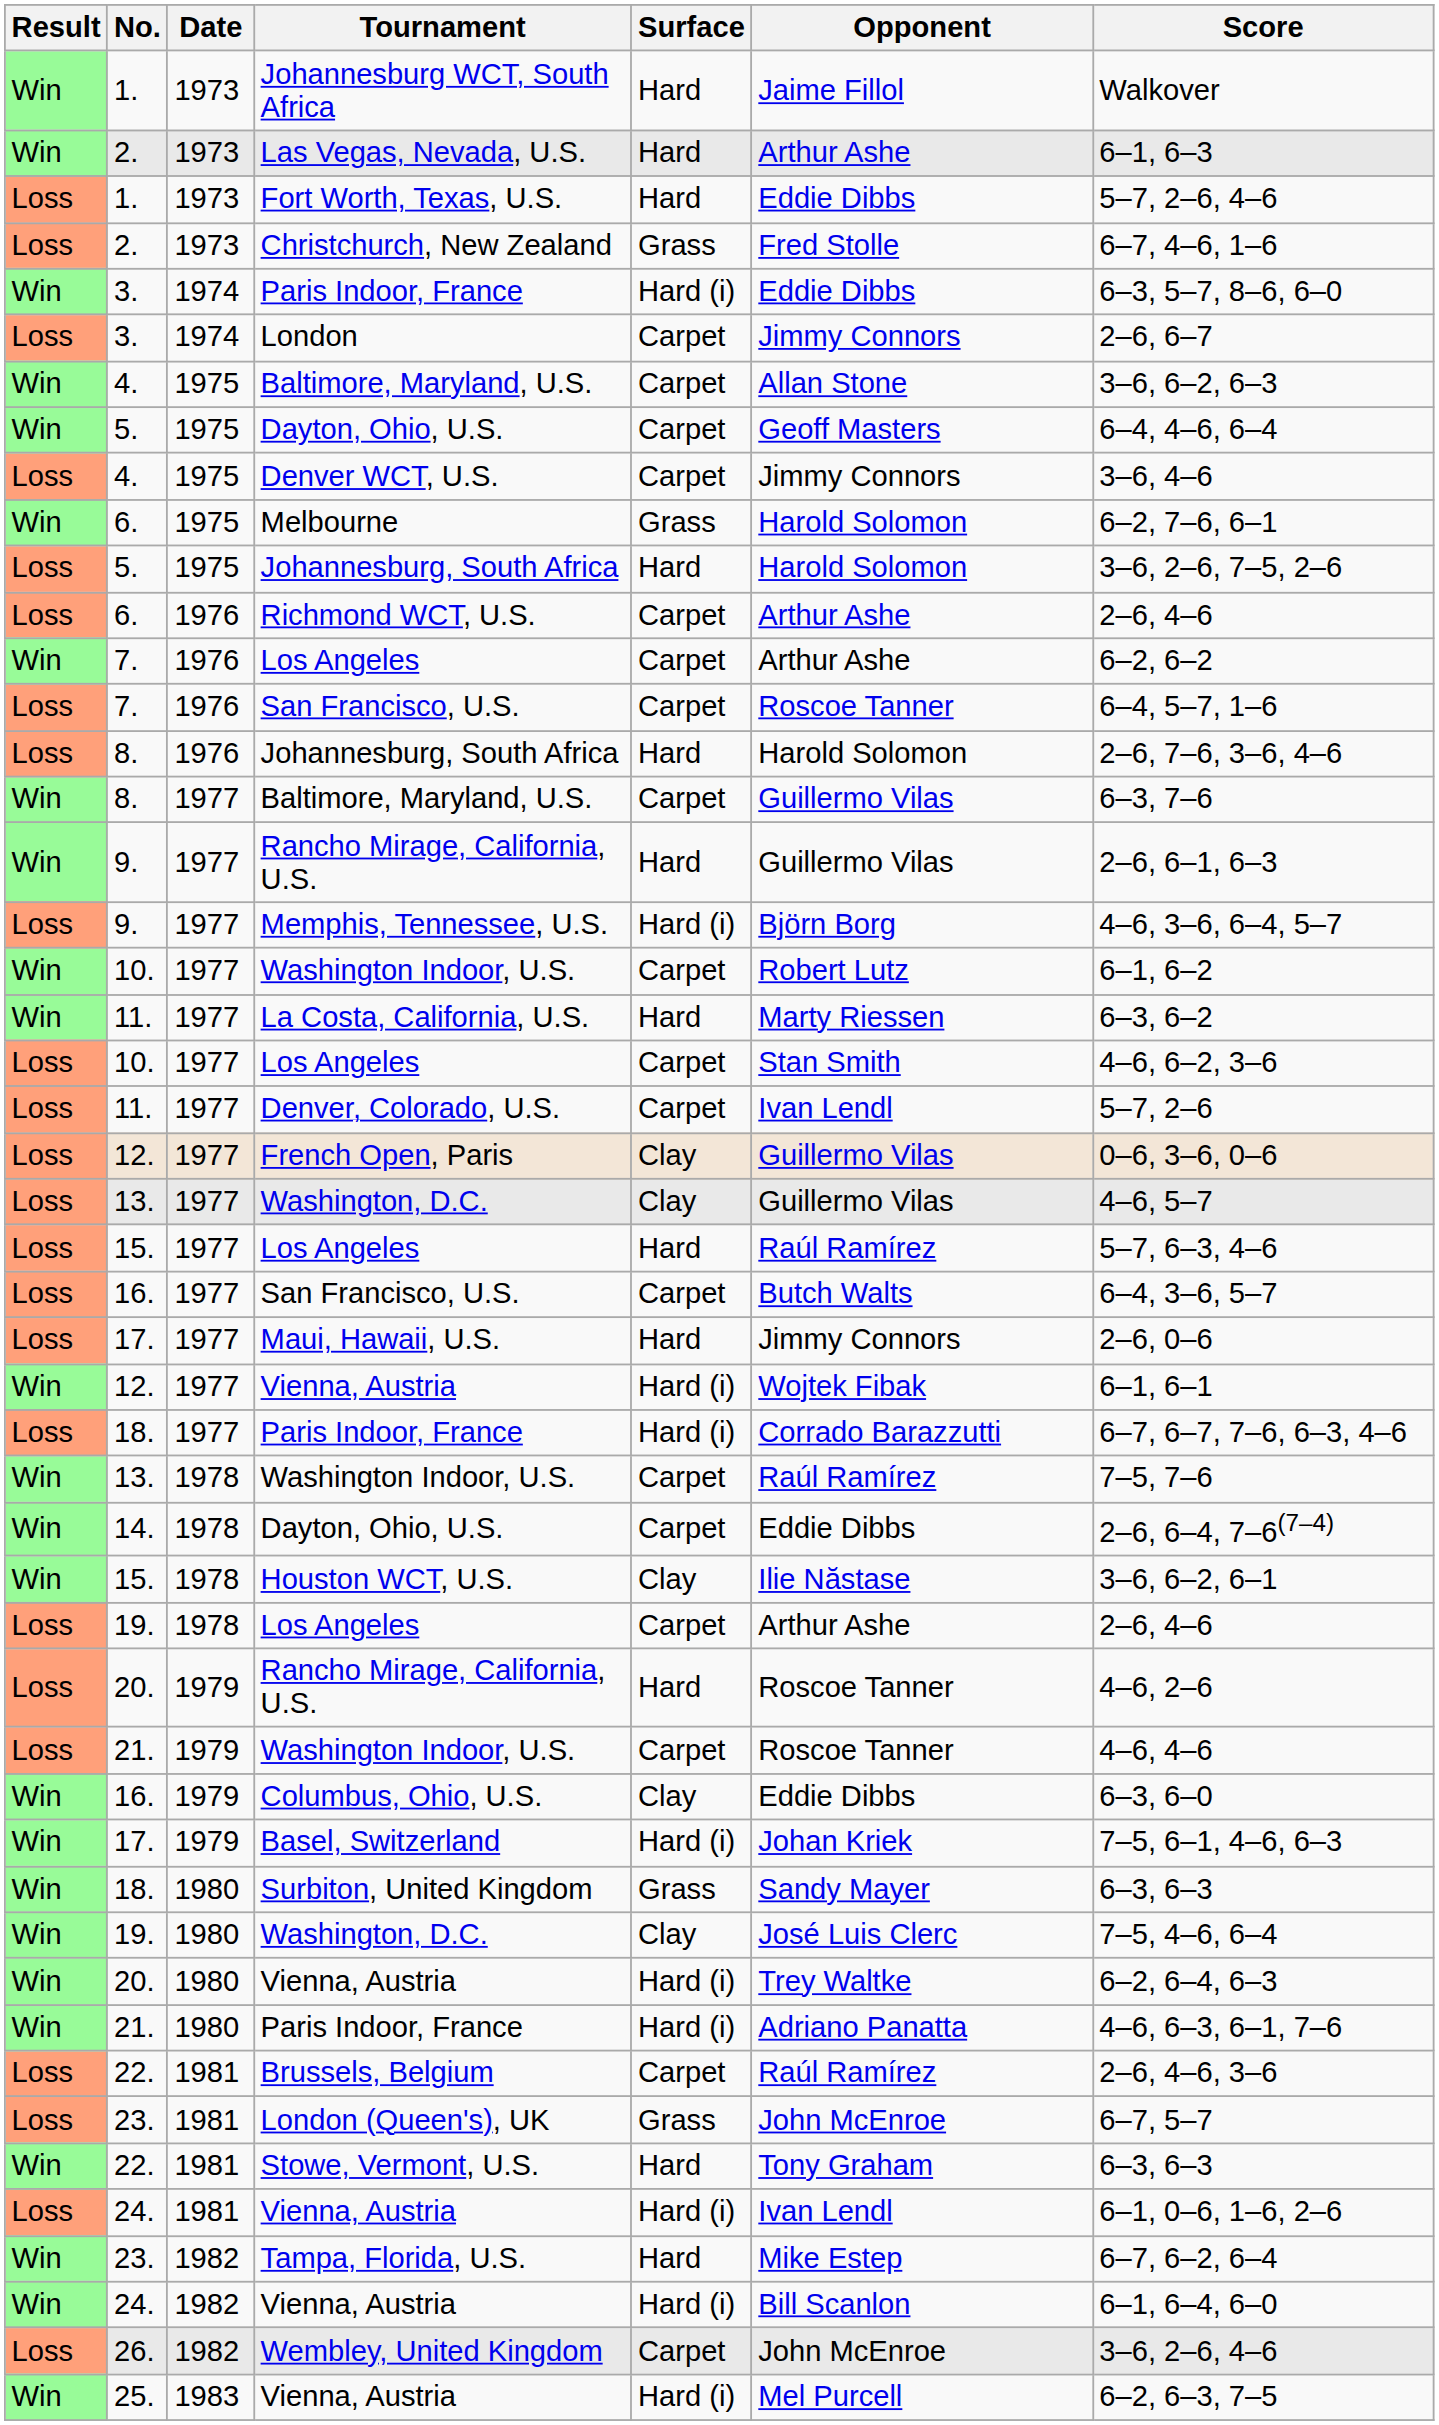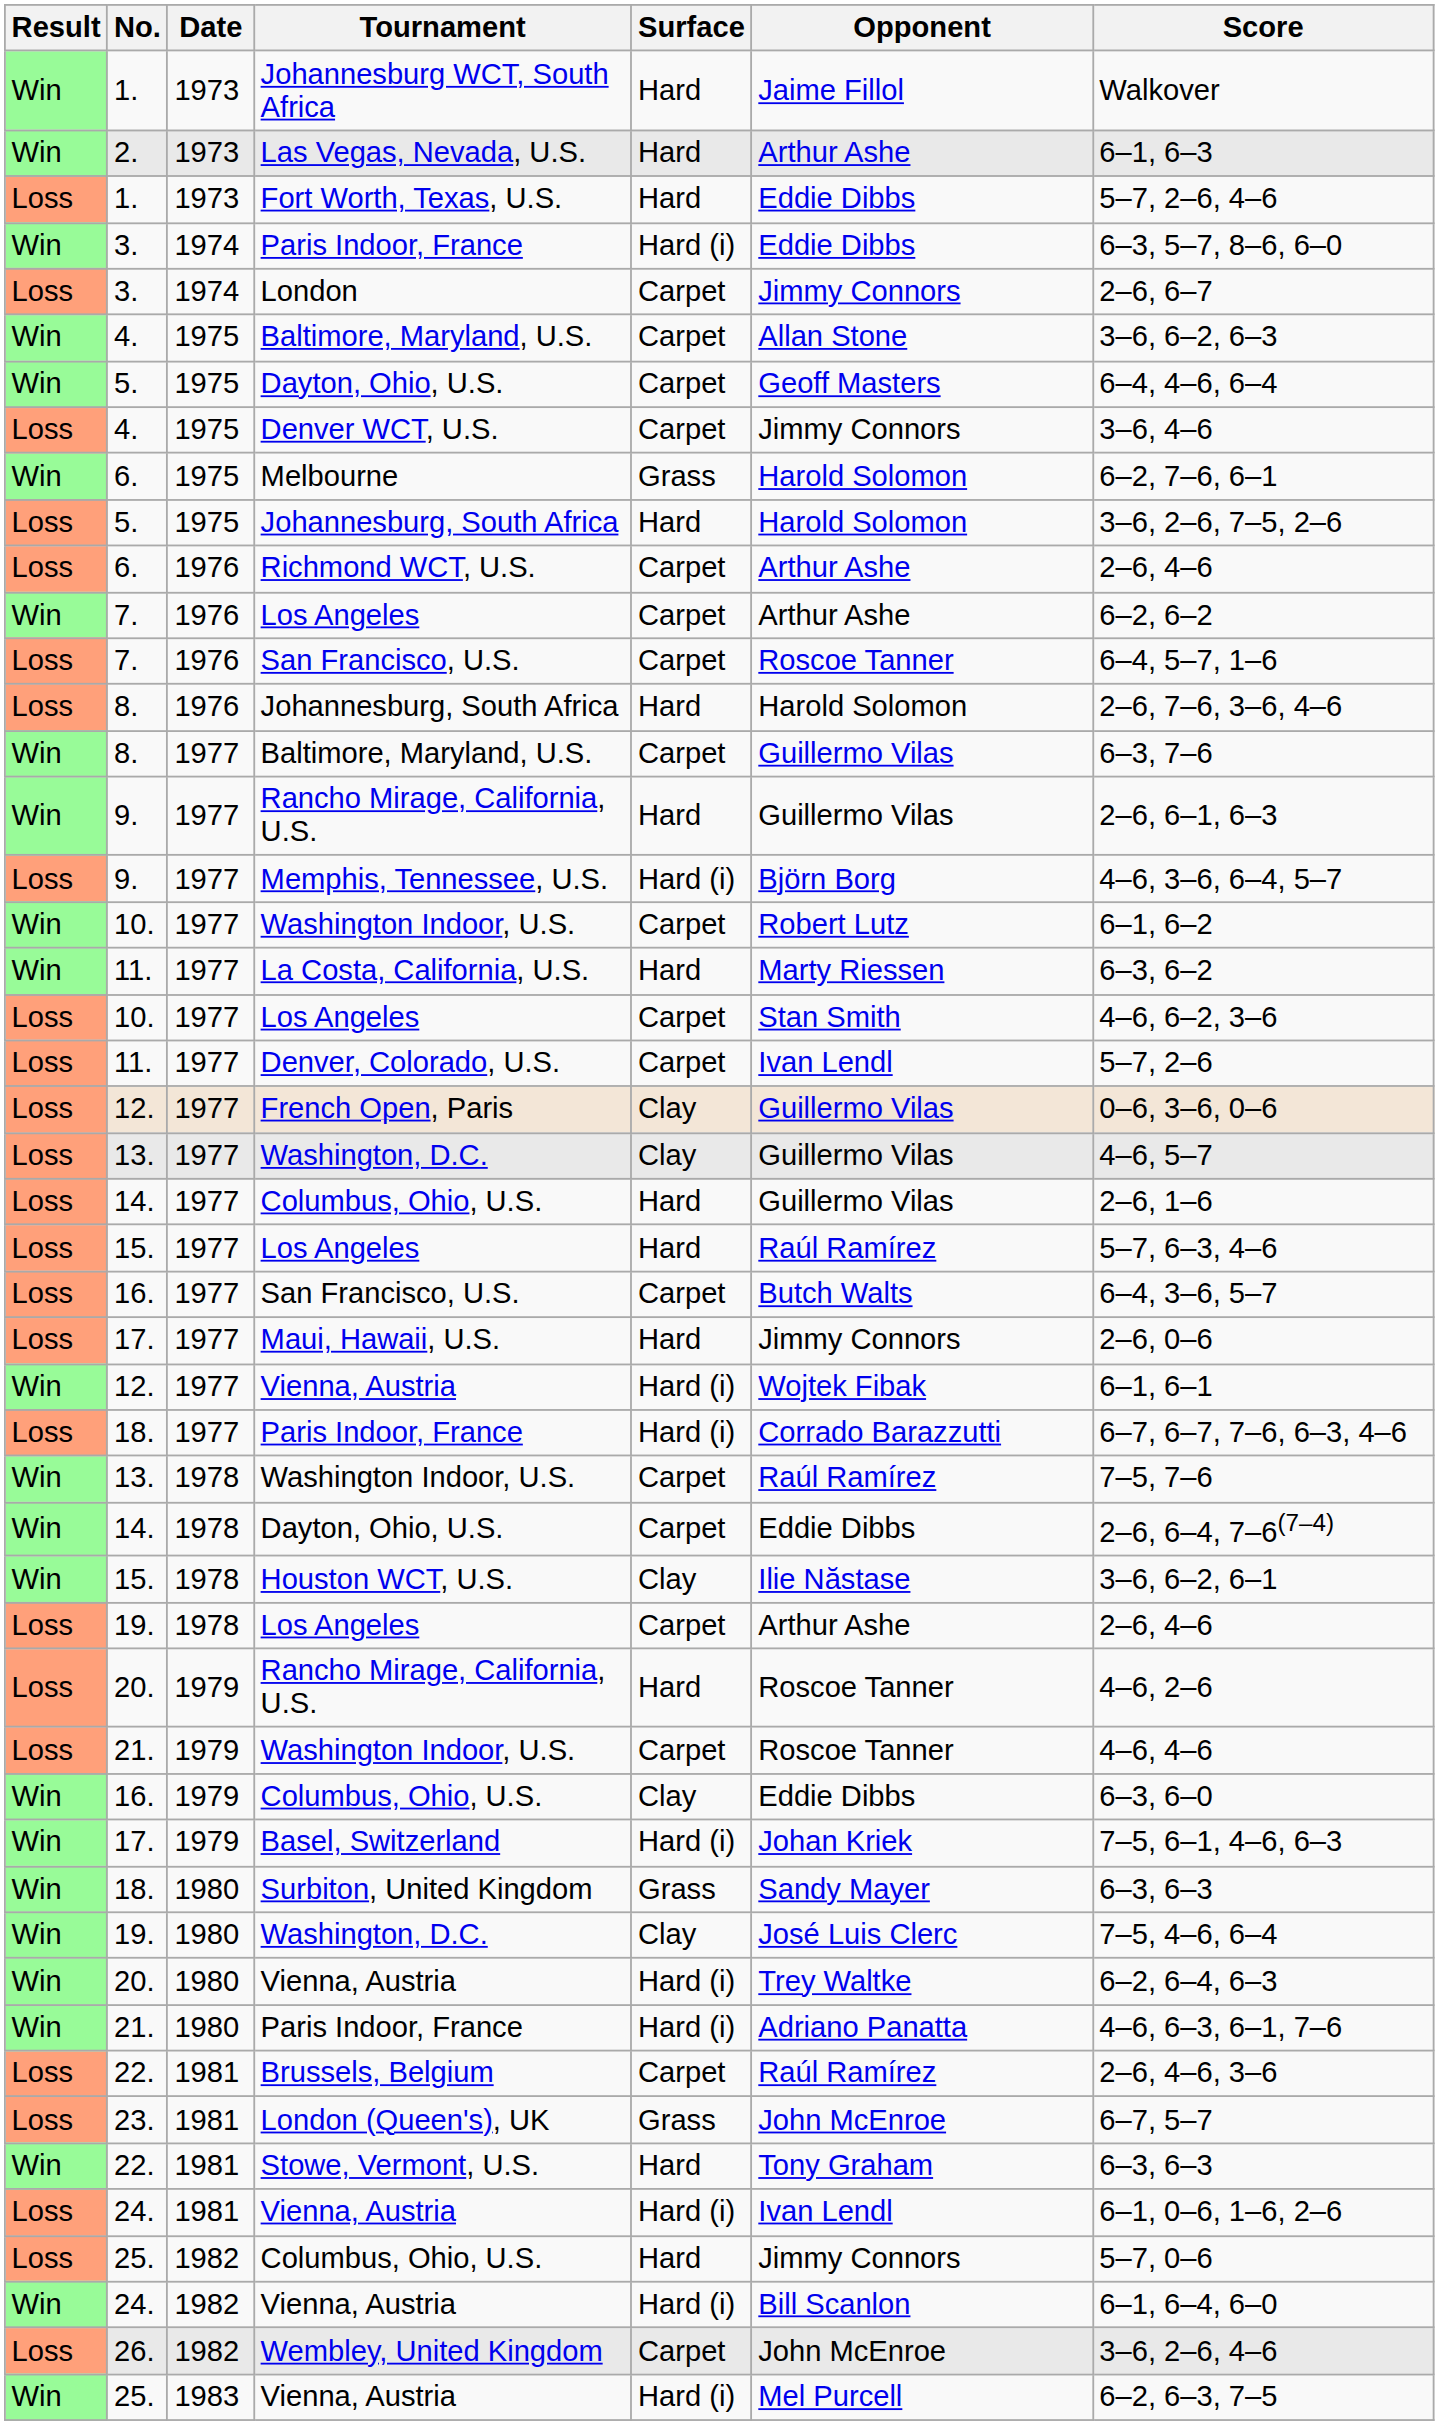- row: (126, 245)
+ row: (134, 1201)
- row: (134, 2258)
+ row: (134, 2258)
